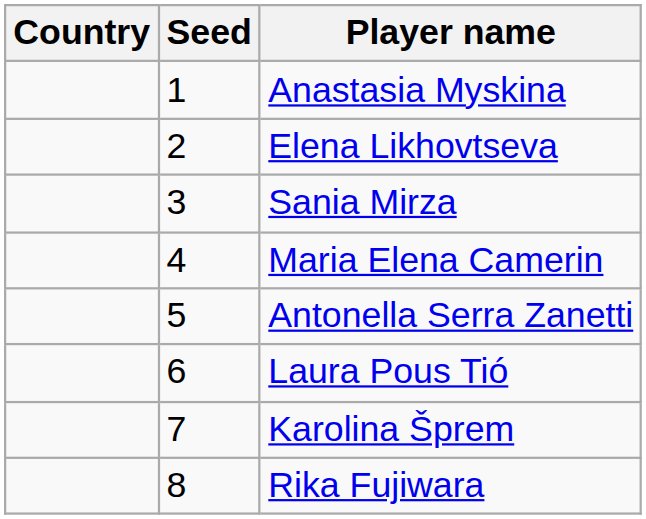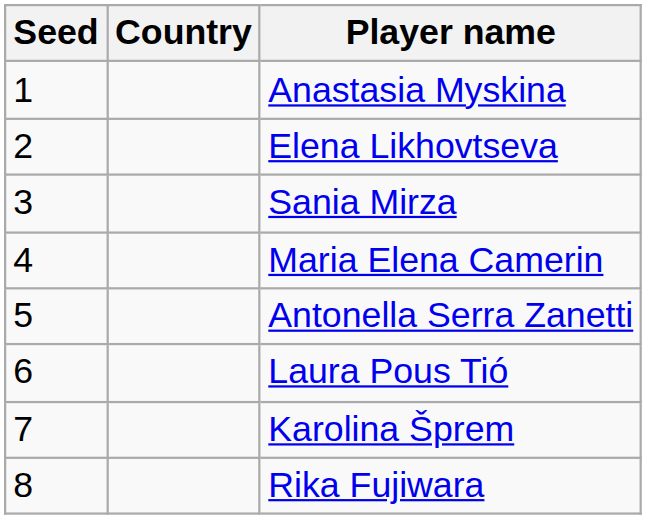columns swapped: (209, 32) <-> (82, 32)
